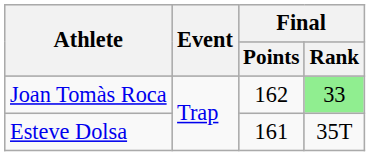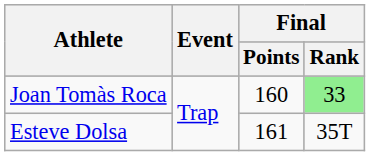(271, 94) 162 -> (271, 94) 160
